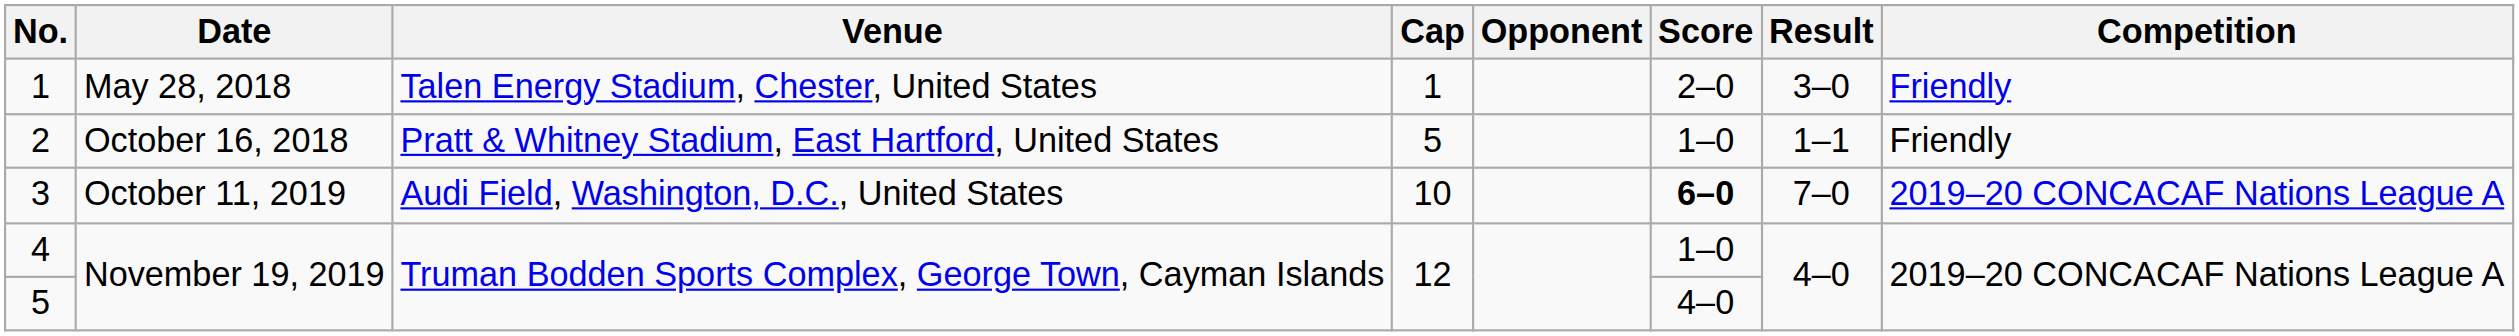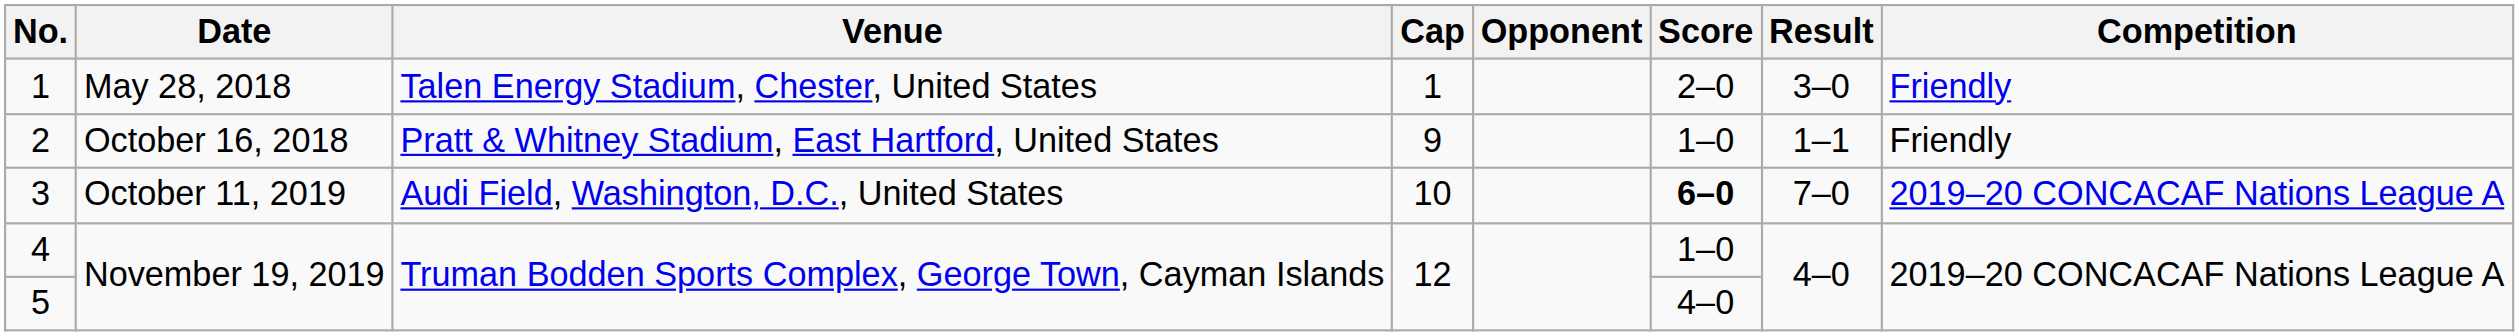(1432, 140) 5 -> (1432, 140) 9
